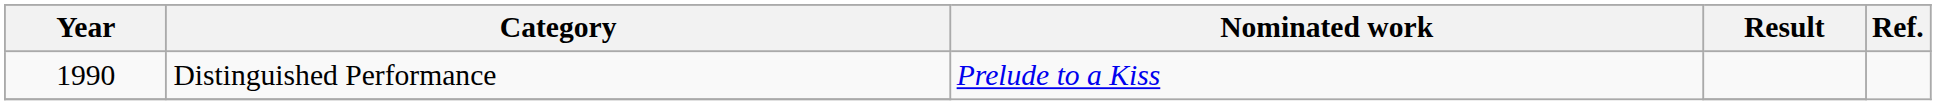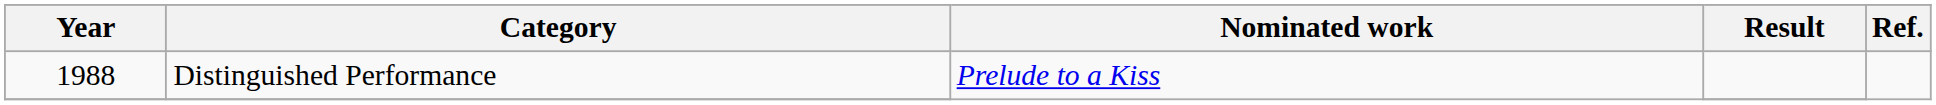(86, 74) 1990 -> (86, 74) 1988
